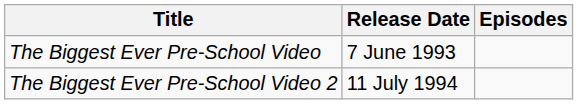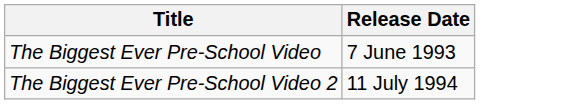- column: (523, 20)
